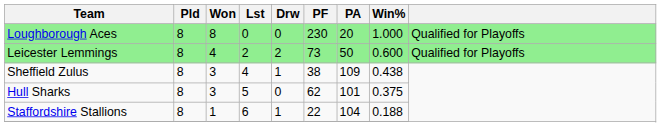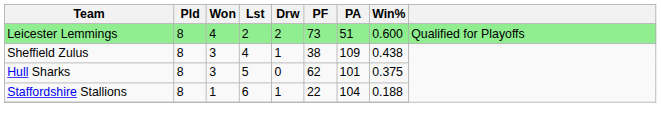- row: (62, 33)
(346, 53) 50 -> (346, 33) 51
